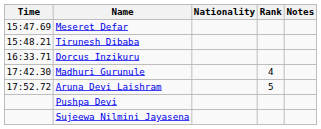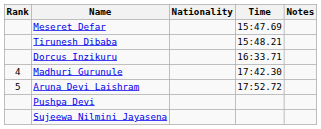columns swapped: (271, 12) <-> (29, 12)
